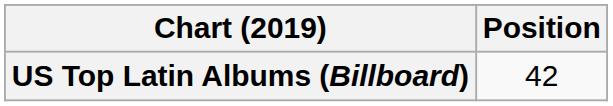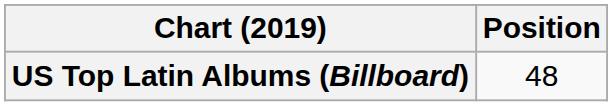(542, 75) 42 -> (542, 75) 48
